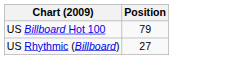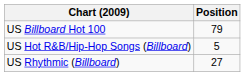+ row: (99, 46)
